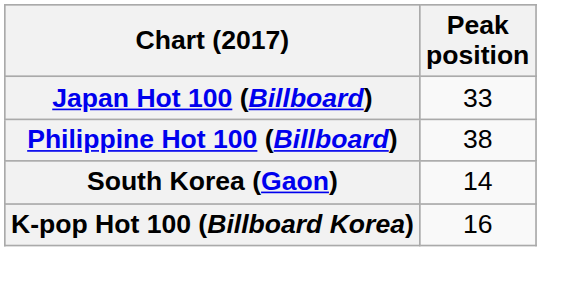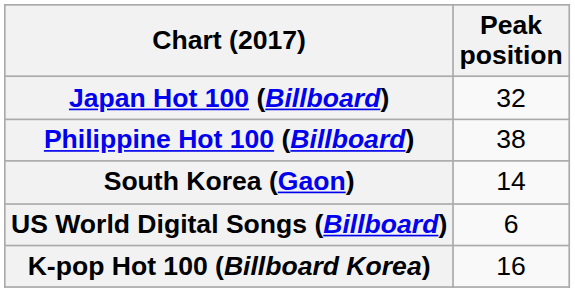(478, 97) 33 -> (511, 97) 32
+ row: (229, 223)
